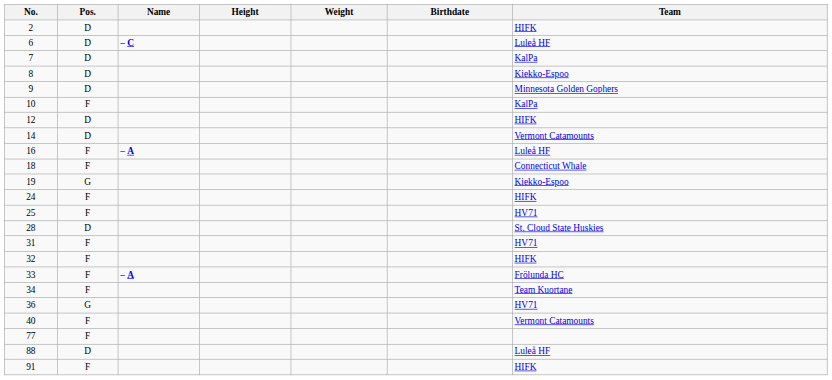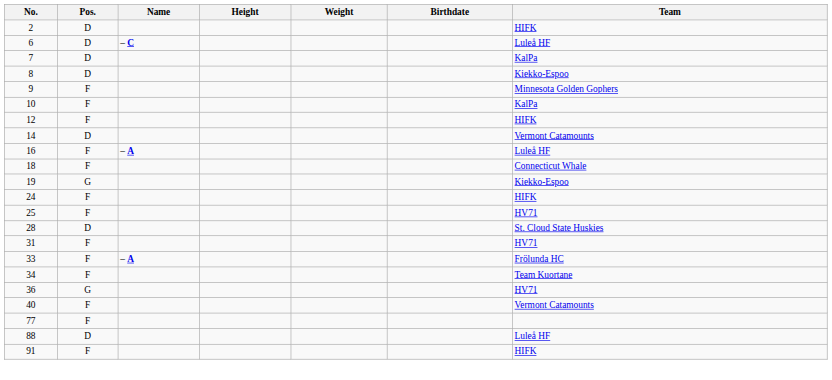(88, 89) D -> (88, 89) F
(88, 120) D -> (88, 120) F
- row: (31, 259)
